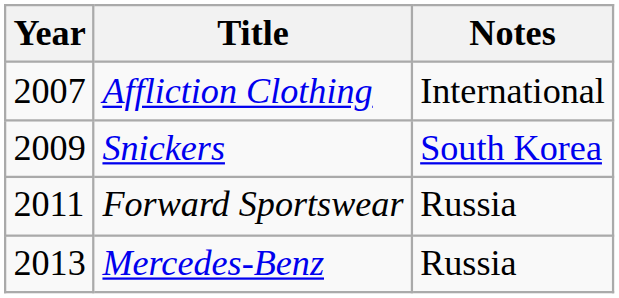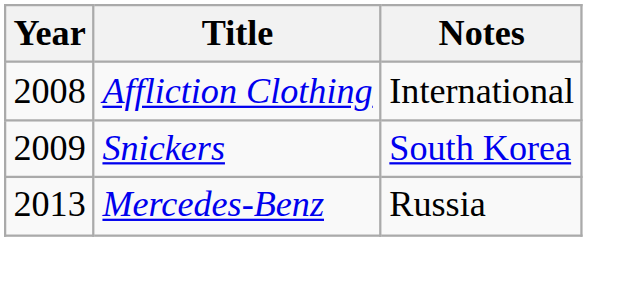(50, 90) 2007 -> (50, 90) 2008
- row: (253, 205)
